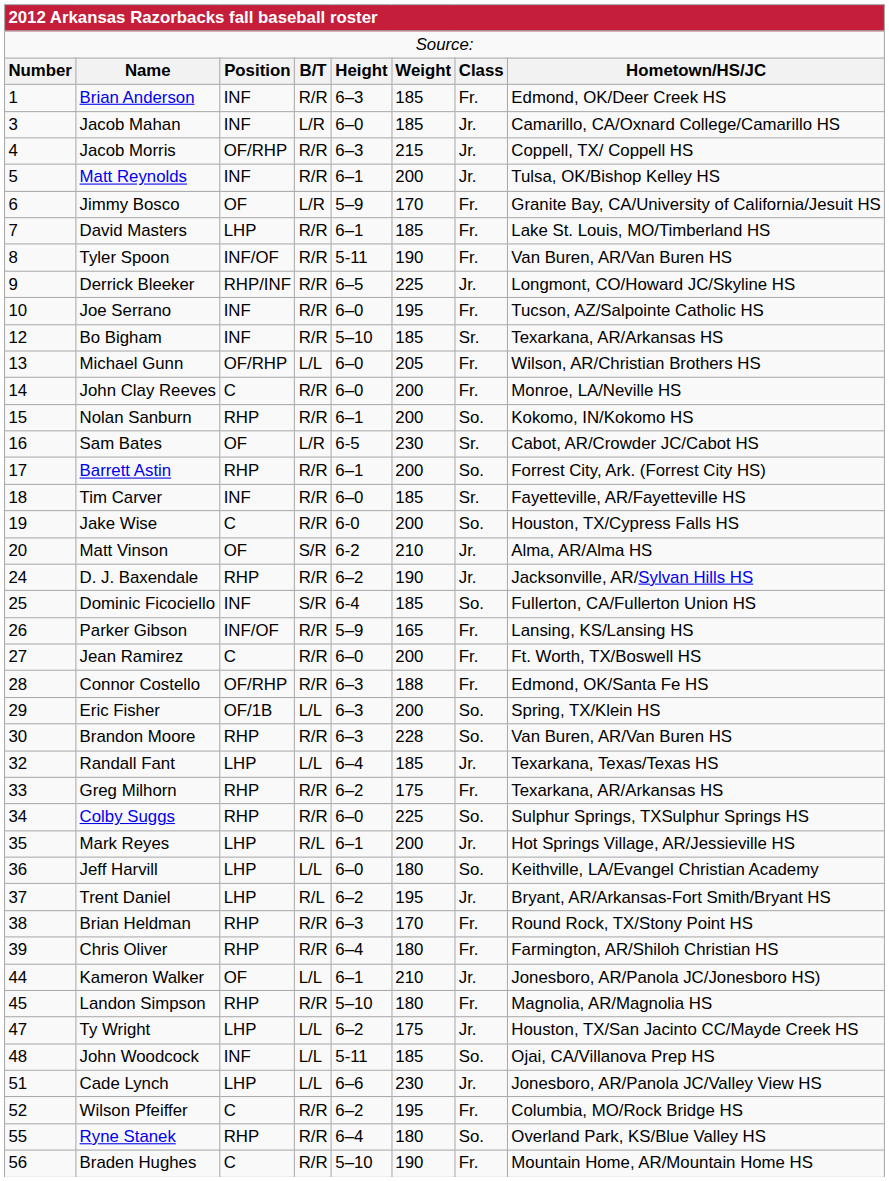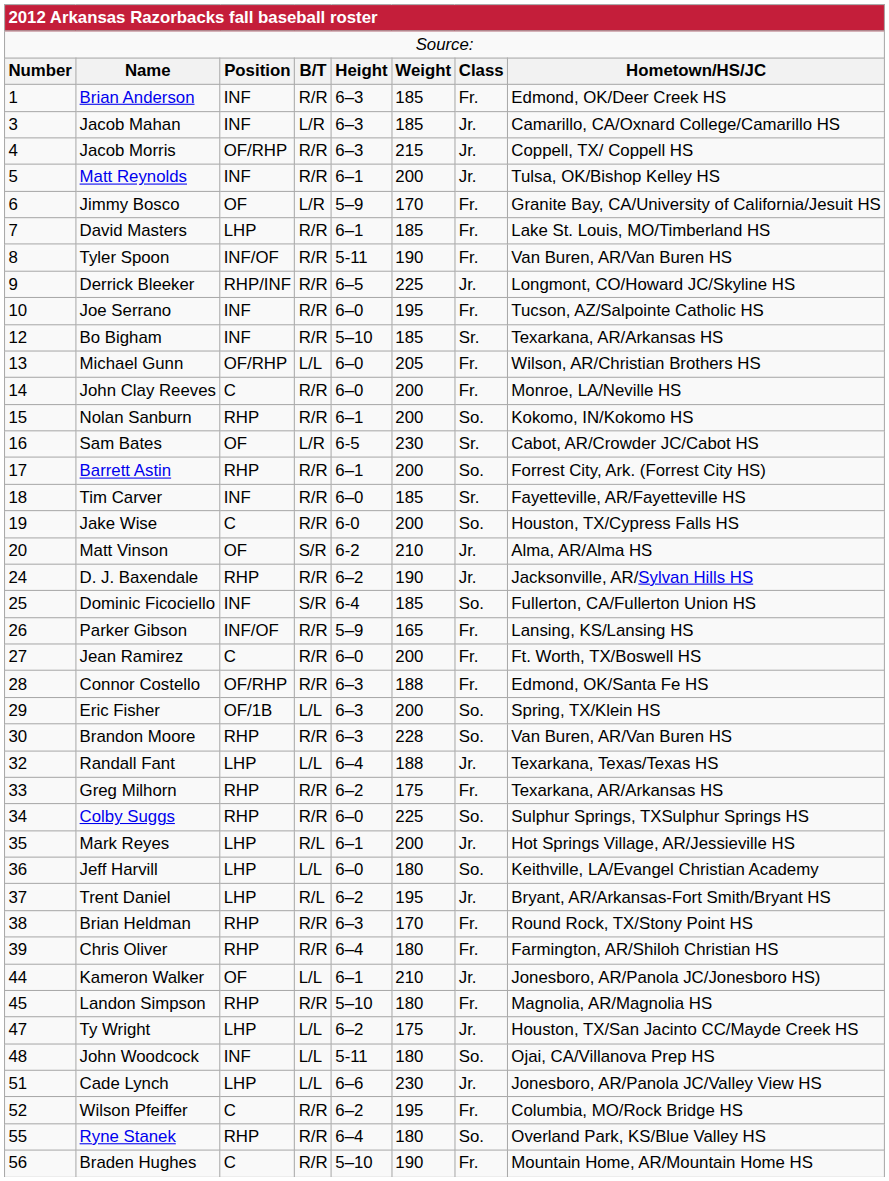(349, 124) 6–0 -> (349, 124) 6–3
(409, 763) 185 -> (409, 763) 188
(409, 1056) 185 -> (409, 1056) 180
